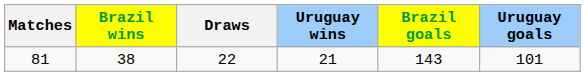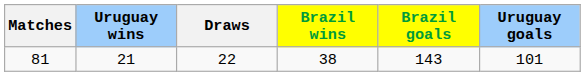columns swapped: (126, 26) <-> (328, 26)
